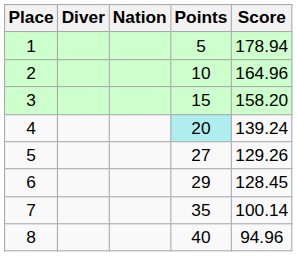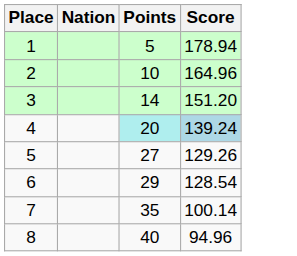- column: (83, 18)
(201, 100) 15 -> (150, 100) 14
(262, 100) 158.20 -> (211, 100) 151.20
(262, 127) no background -> (211, 127) lightblue background
(262, 182) 128.45 -> (211, 182) 128.54
